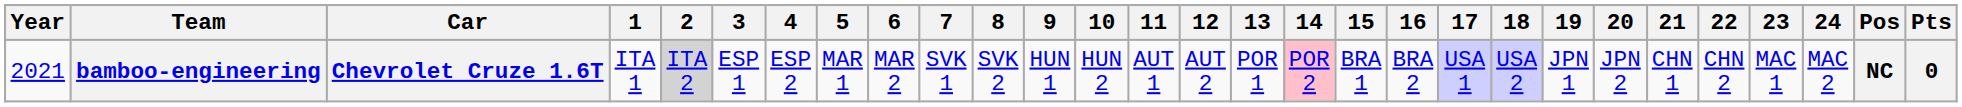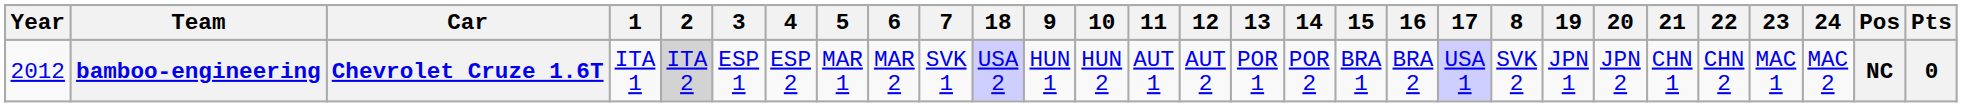columns swapped: (998, 23) <-> (1517, 23)
(38, 71) 2021 -> (38, 71) 2012
(1309, 71) pink background -> (1309, 71) no background
